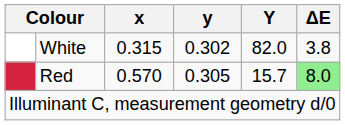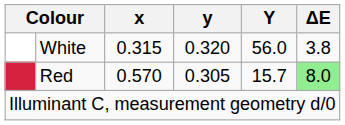(207, 47) 0.302 -> (207, 47) 0.320
(269, 47) 82.0 -> (269, 47) 56.0
